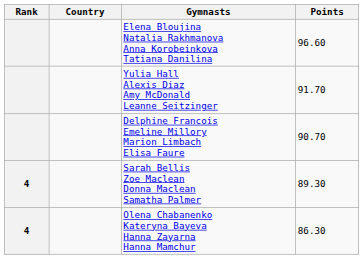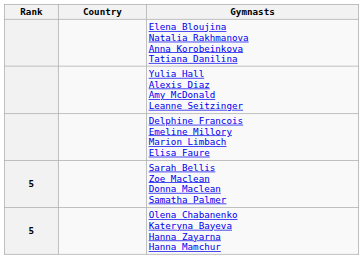- column: (327, 12)
(27, 184) 4 -> (31, 184) 5
(27, 231) 4 -> (31, 231) 5
